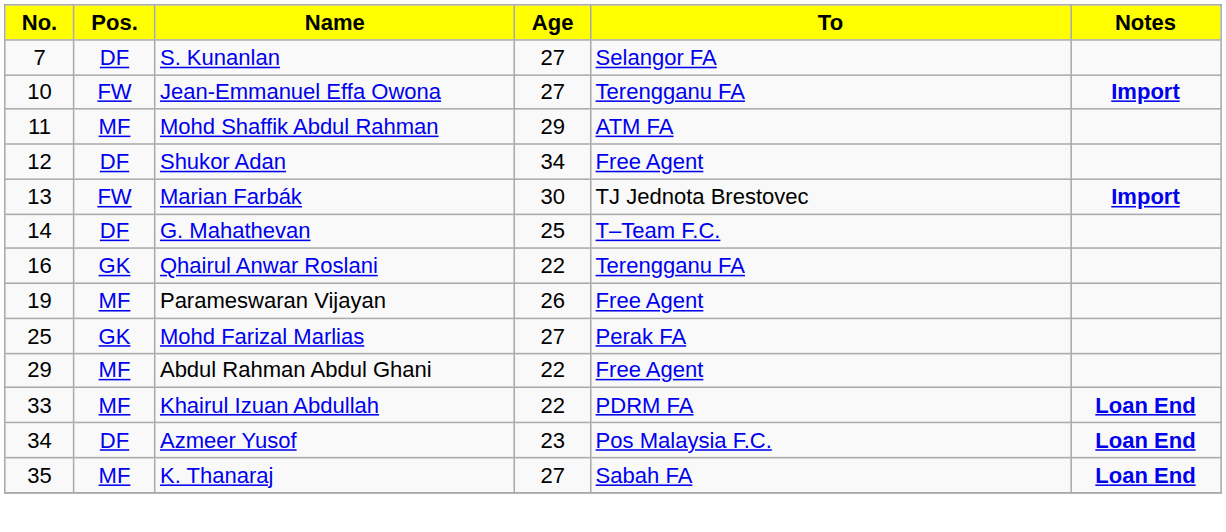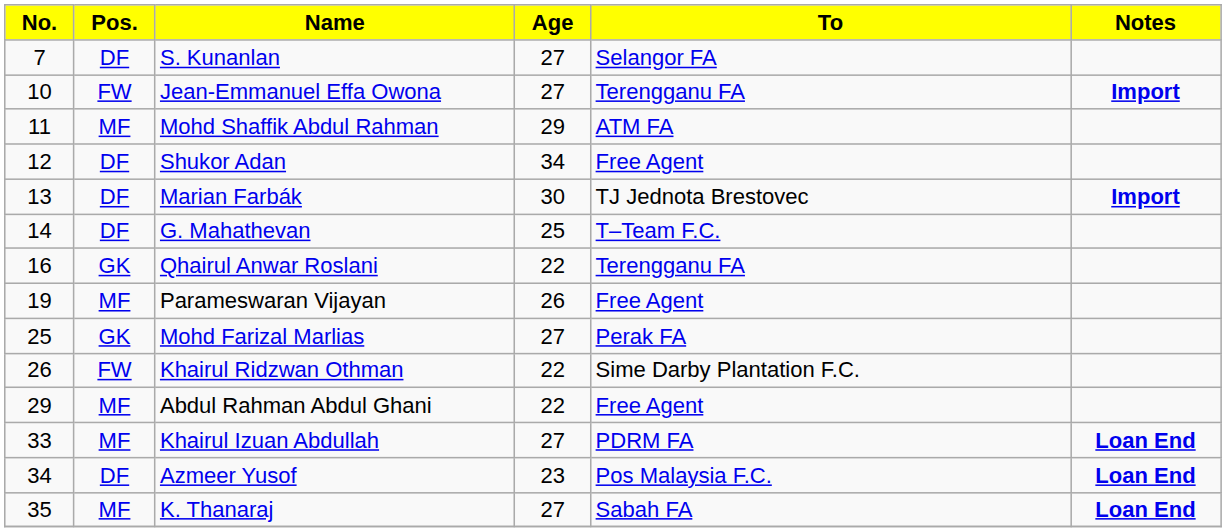(115, 197) FW -> (115, 197) DF
+ row: (282, 371)
(553, 405) 22 -> (553, 440) 27
